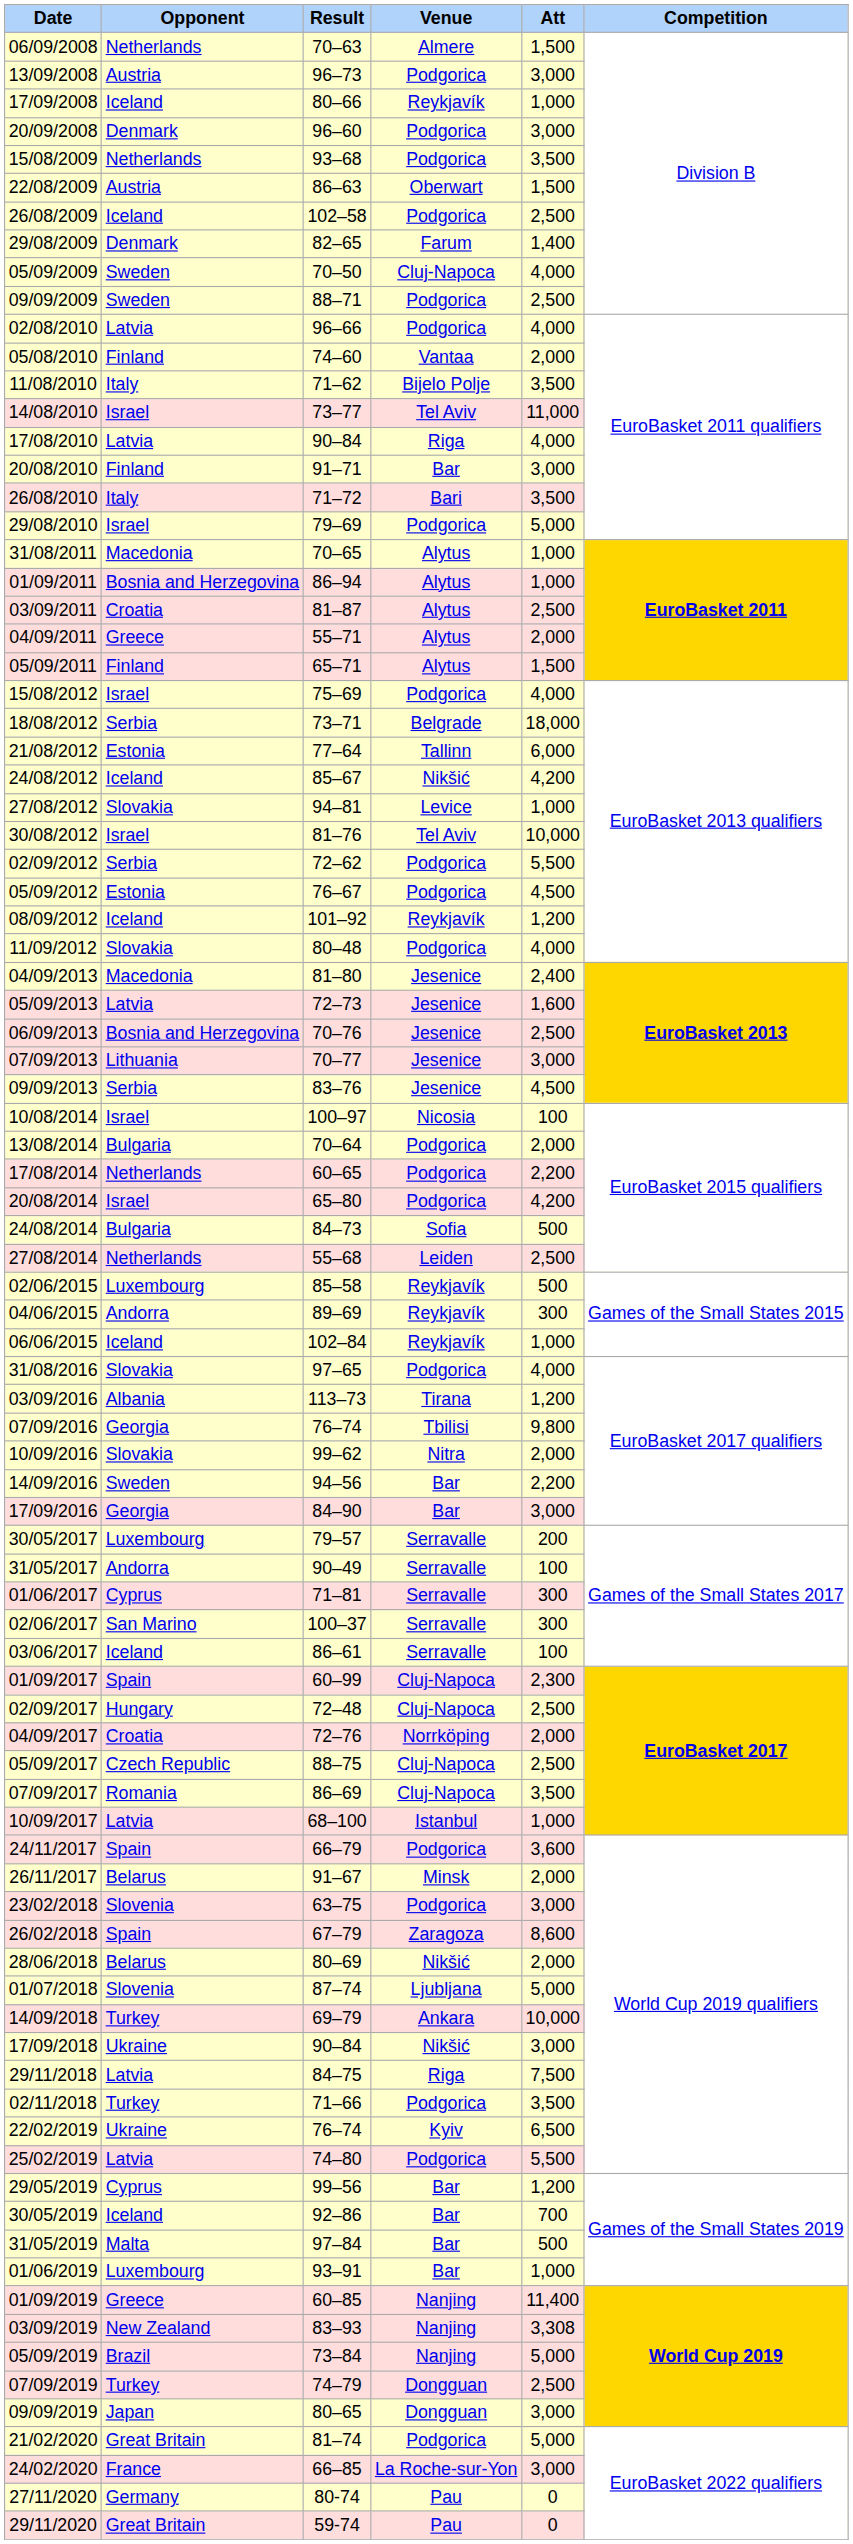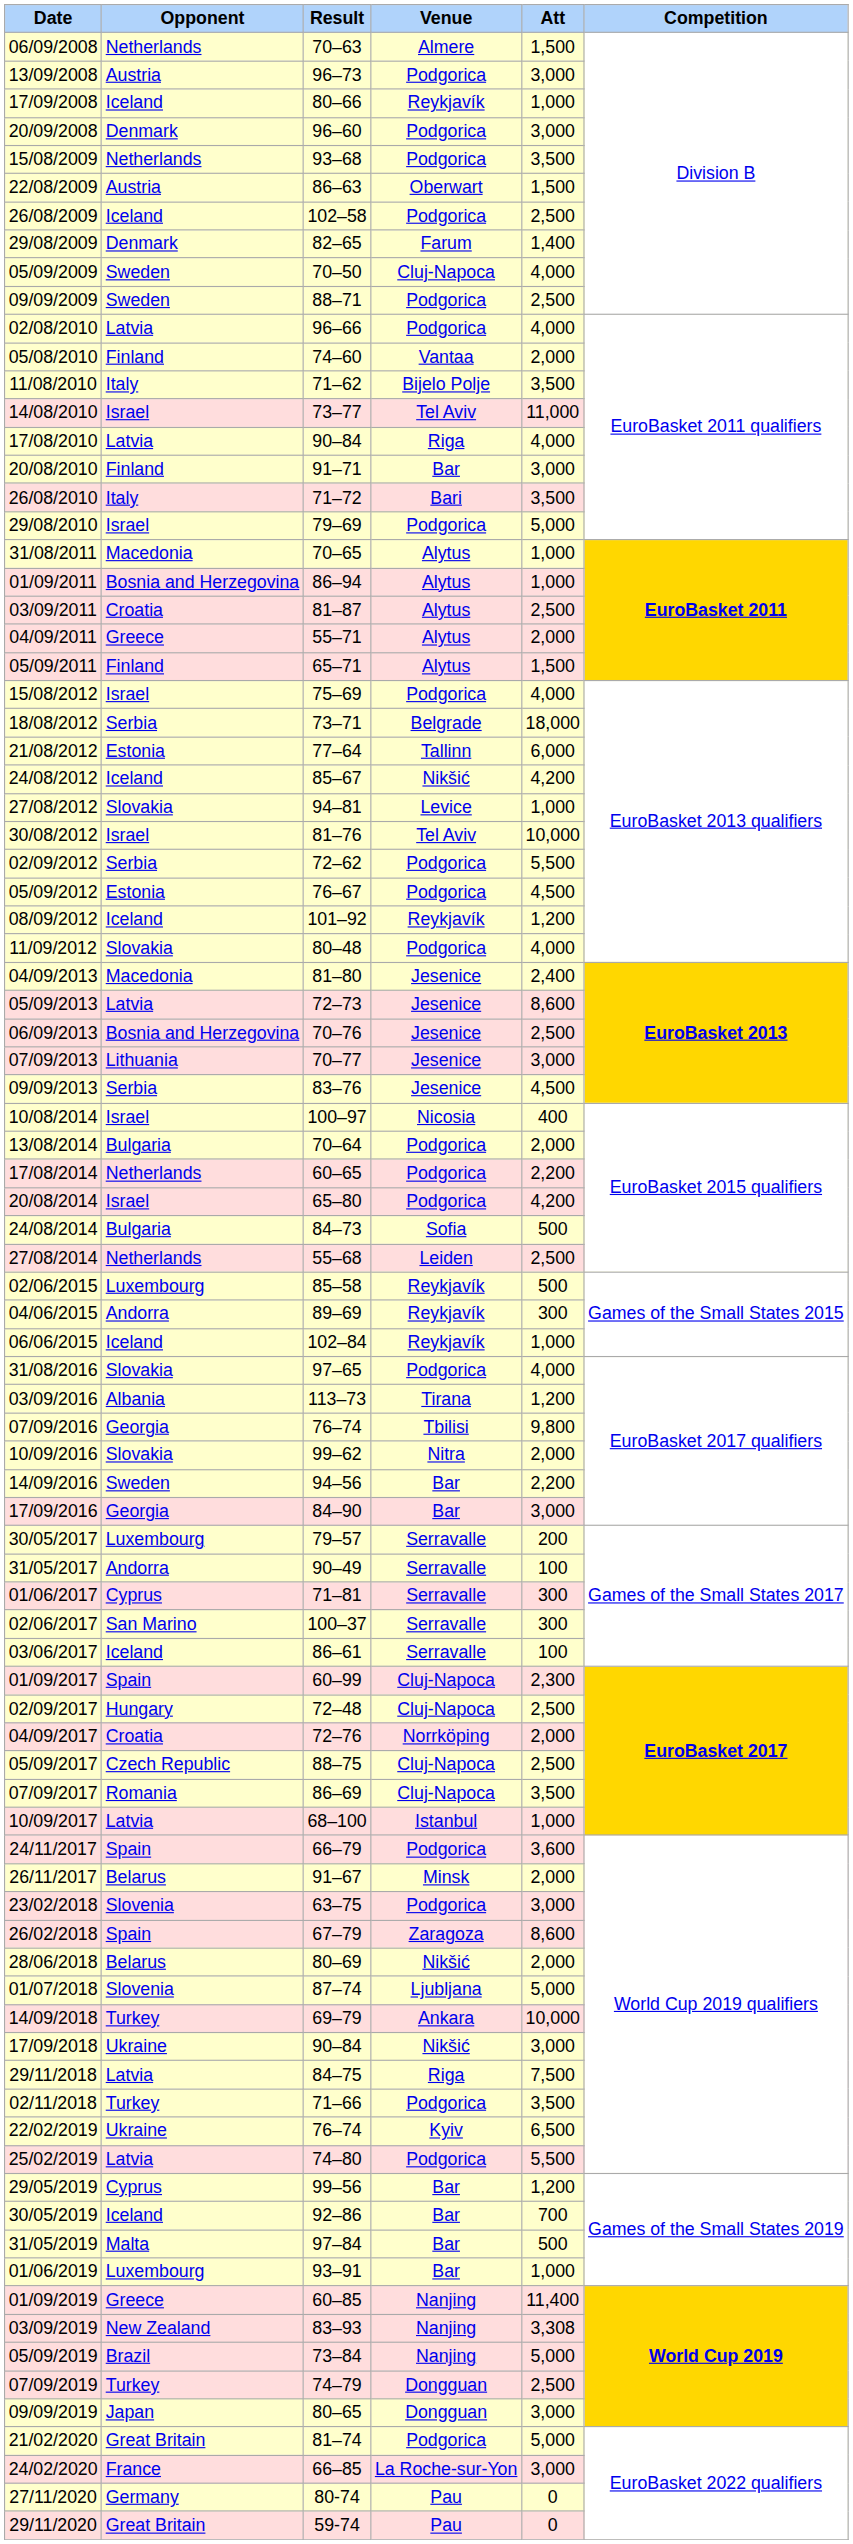(553, 1004) 1,600 -> (553, 1004) 8,600
(553, 1117) 100 -> (553, 1117) 400
